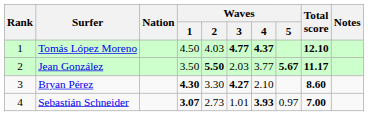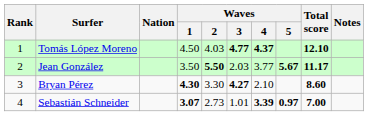(264, 102) 3.93 -> (264, 102) 3.39
(289, 102) normal -> (289, 102) bold
